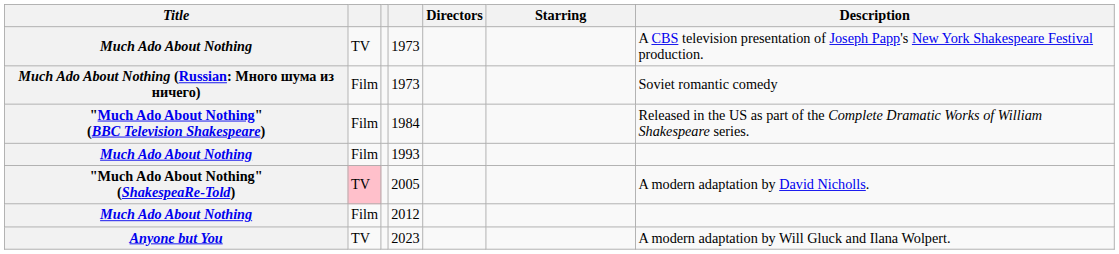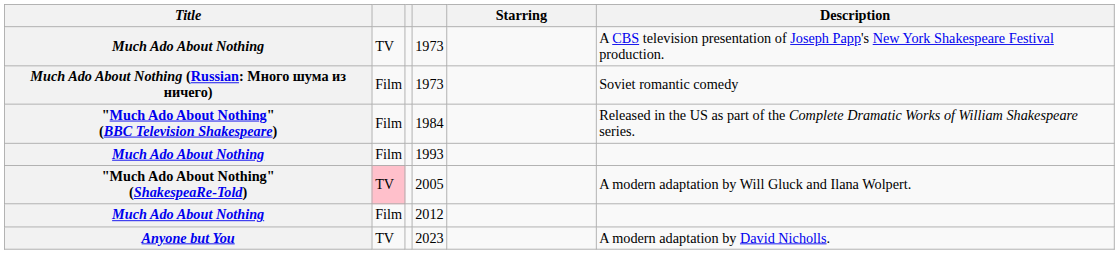- column: (455, 15)
(754, 184) A modern adaptation by David Nicholls. -> (755, 184) A modern adaptation by Will Gluck and Ilana Wolpert.
(794, 237) A modern adaptation by Will Gluck and Ilana Wolpert. -> (715, 237) A modern adaptation by David Nicholls.
